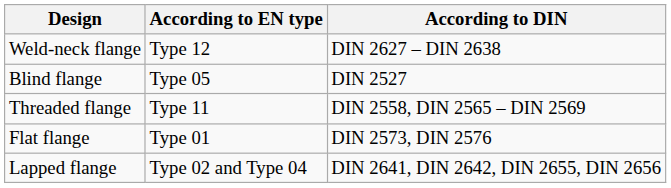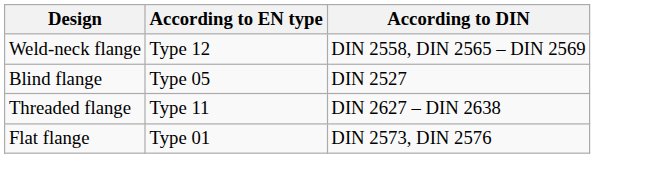(416, 49) DIN 2627 – DIN 2638 -> (458, 49) DIN 2558, DIN 2565 – DIN 2569
(458, 108) DIN 2558, DIN 2565 – DIN 2569 -> (416, 108) DIN 2627 – DIN 2638
- row: (63, 167)
